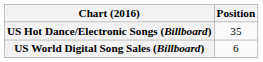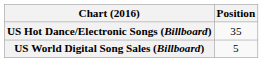(236, 48) 6 -> (236, 48) 5
